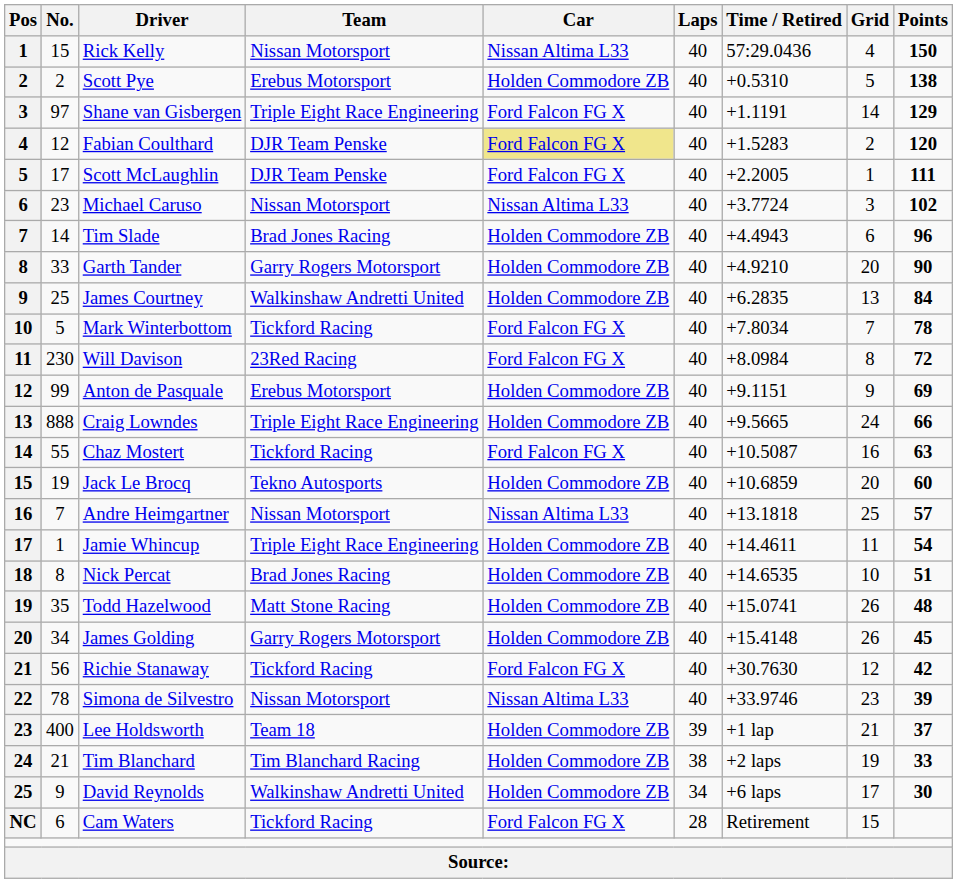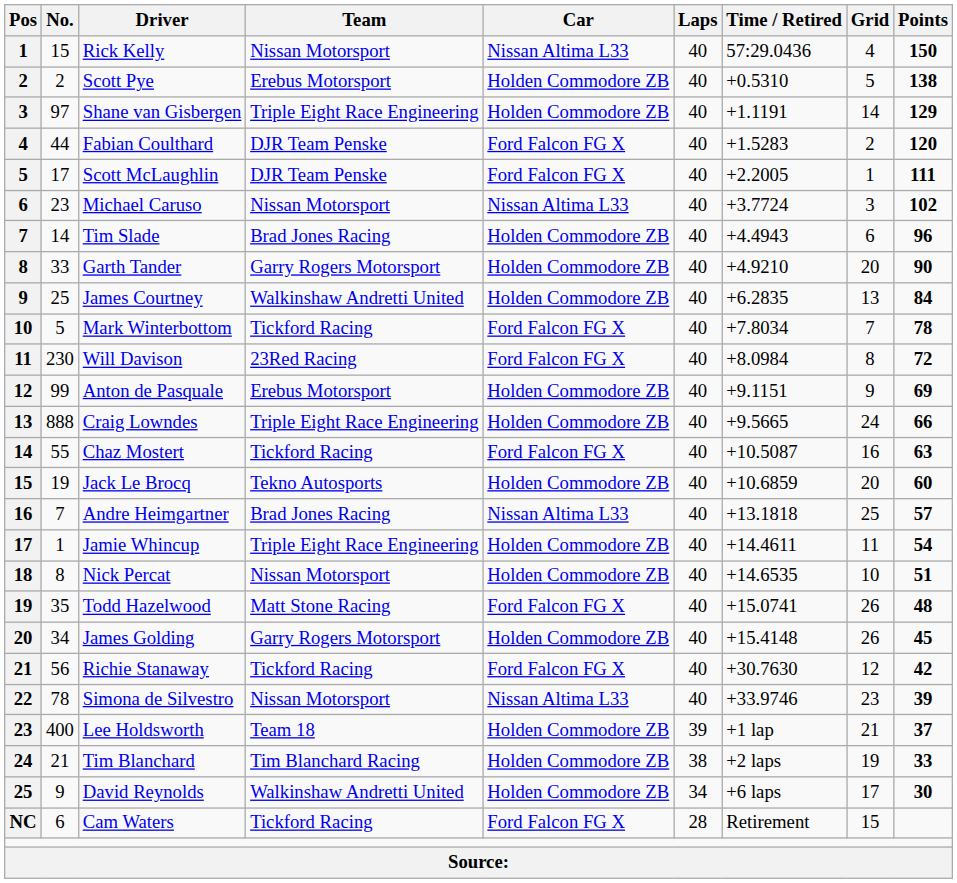(556, 112) Ford Falcon FG X -> (578, 112) Holden Commodore ZB
(60, 143) 12 -> (60, 143) 44
(556, 143) khaki background -> (556, 143) no background
(320, 514) Nissan Motorsport -> (320, 514) Brad Jones Racing
(320, 576) Brad Jones Racing -> (320, 576) Nissan Motorsport
(578, 606) Holden Commodore ZB -> (556, 606) Ford Falcon FG X
